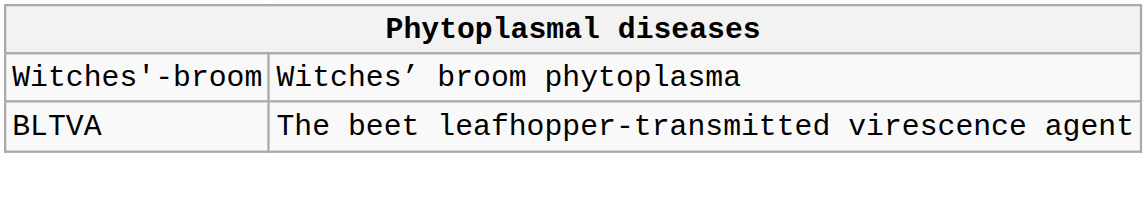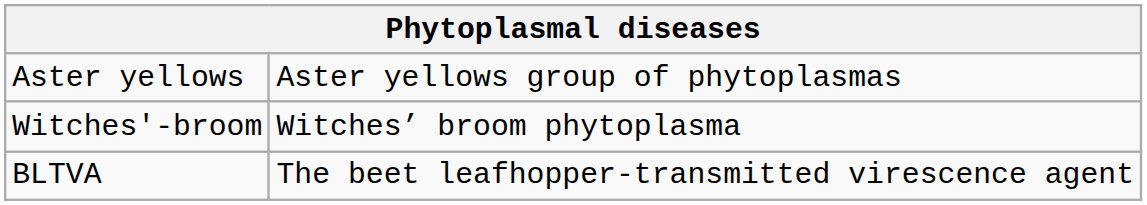+ row: (128, 78)
